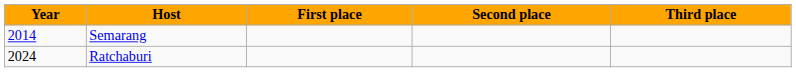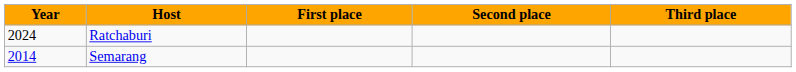rows swapped: (118, 35) <-> (121, 56)
